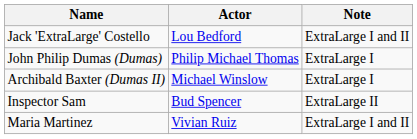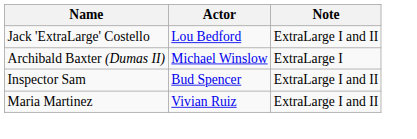- row: (85, 58)
(342, 101) ExtraLarge II -> (326, 79) ExtraLarge I and II
